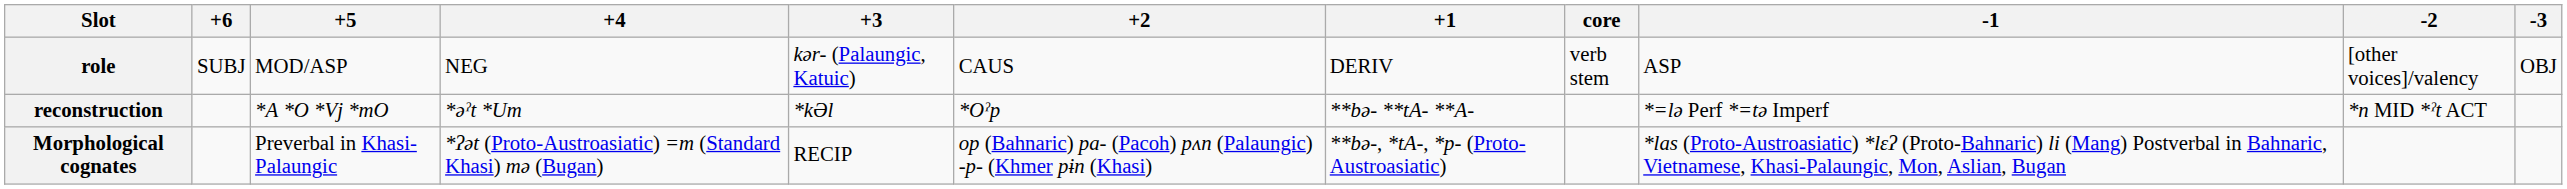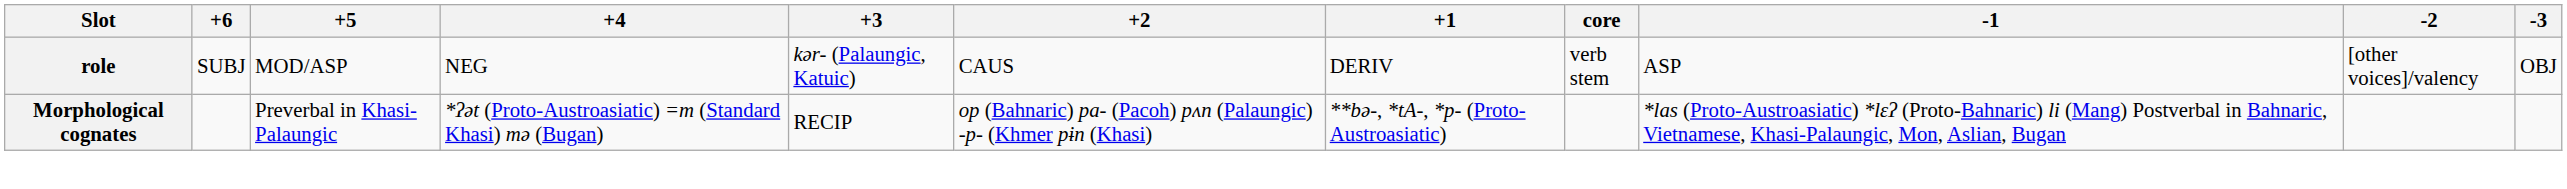- row: (98, 110)
